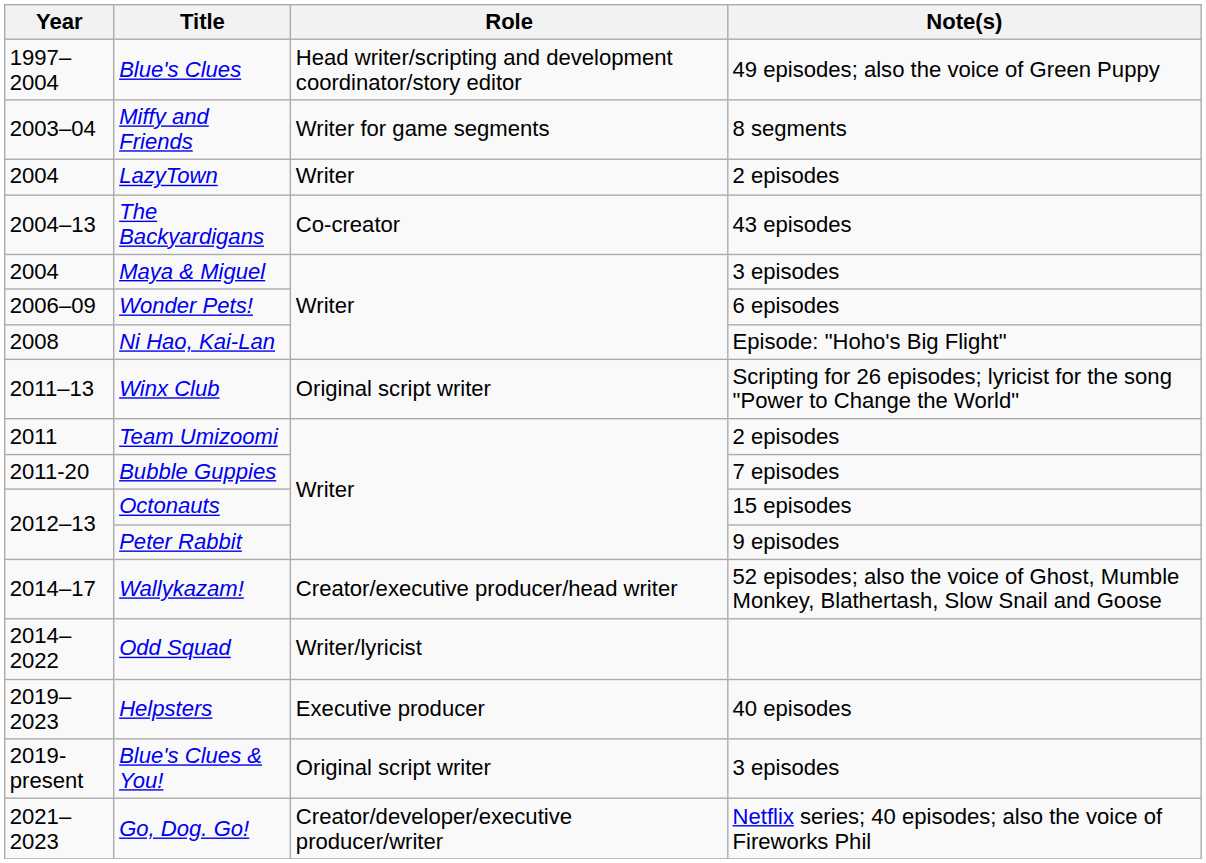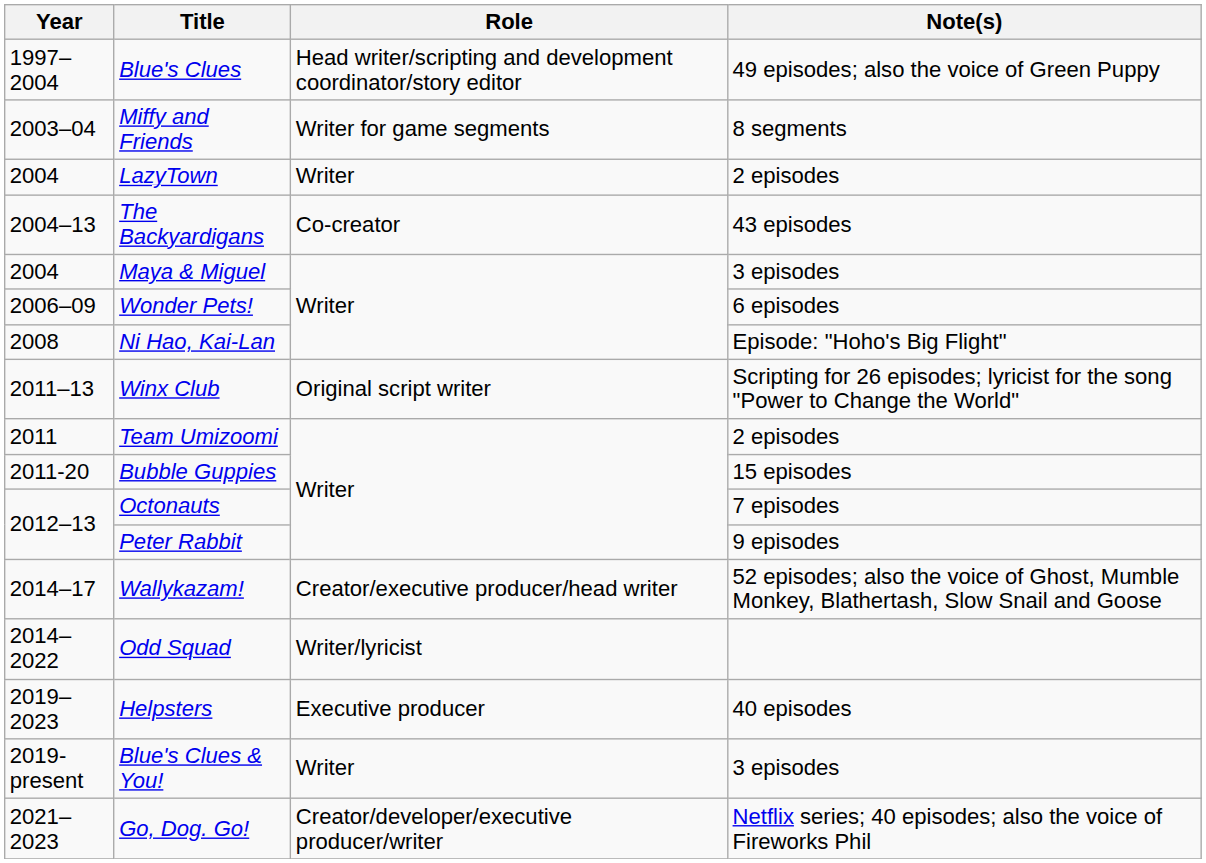(786, 471) 7 episodes -> (792, 471) 15 episodes
(792, 506) 15 episodes -> (786, 506) 7 episodes
(393, 768) Original script writer -> (325, 768) Writer
